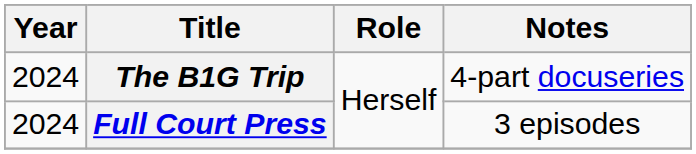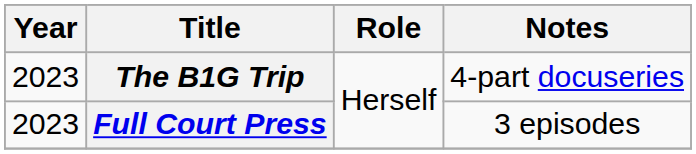(46, 76) 2024 -> (46, 76) 2023
(46, 124) 2024 -> (46, 124) 2023
